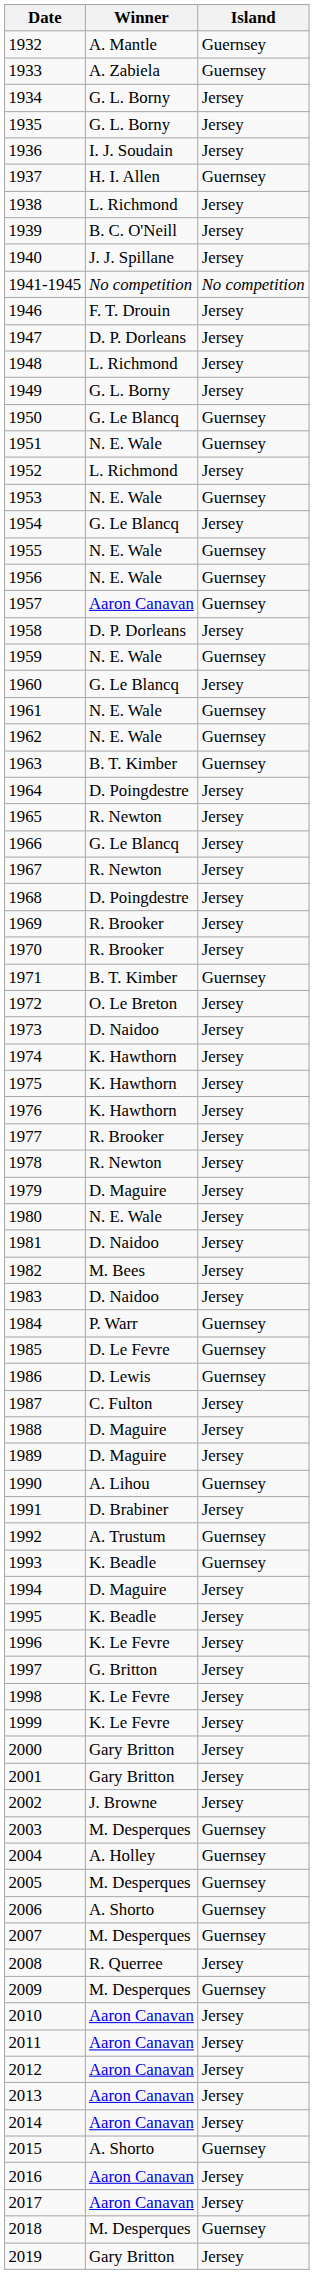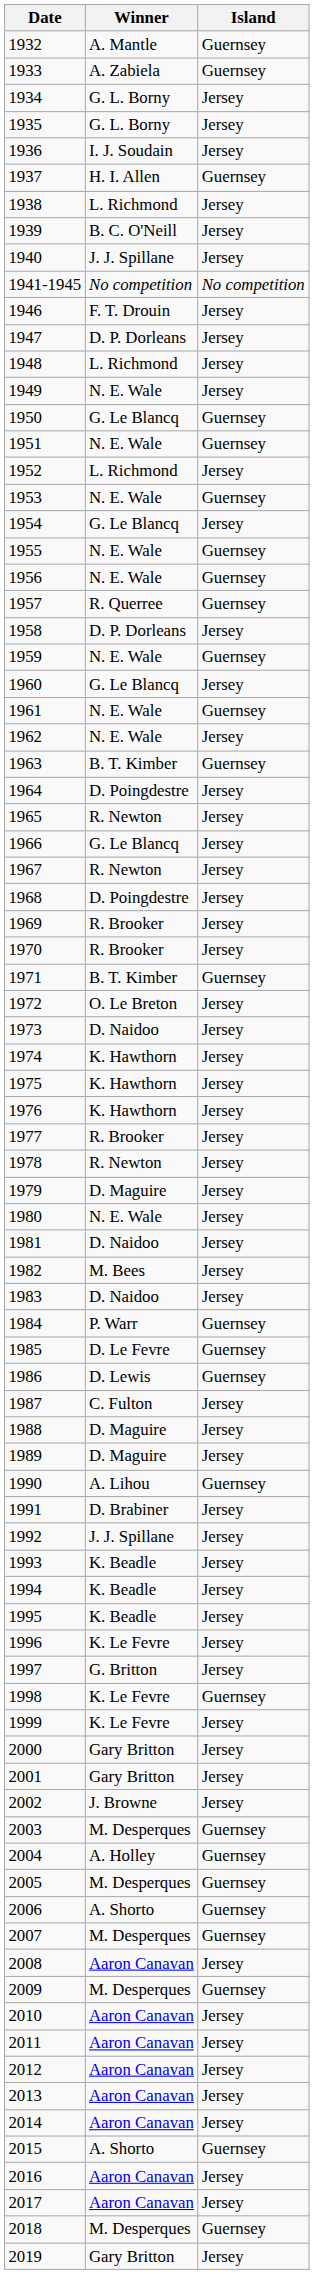(130, 390) G. L. Borny -> (125, 390) N. E. Wale
(141, 603) Aaron Canavan -> (126, 603) R. Querree
(234, 737) Guernsey -> (223, 737) Jersey
(127, 1536) A. Trustum -> (131, 1536) J. J. Spillane
(234, 1536) Guernsey -> (223, 1536) Jersey
(234, 1563) Guernsey -> (223, 1563) Jersey
(128, 1589) D. Maguire -> (123, 1589) K. Beadle
(223, 1696) Jersey -> (234, 1696) Guernsey
(126, 1962) R. Querree -> (141, 1962) Aaron Canavan
